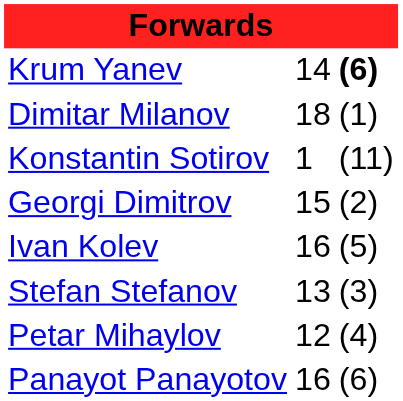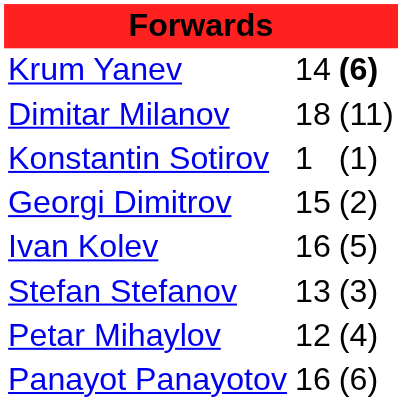(359, 114) (1) -> (366, 114) (11)
(366, 158) (11) -> (359, 158) (1)
